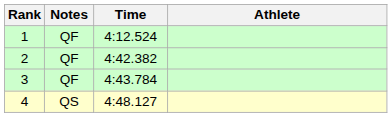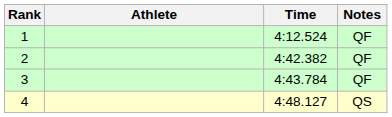columns swapped: (277, 15) <-> (69, 15)
